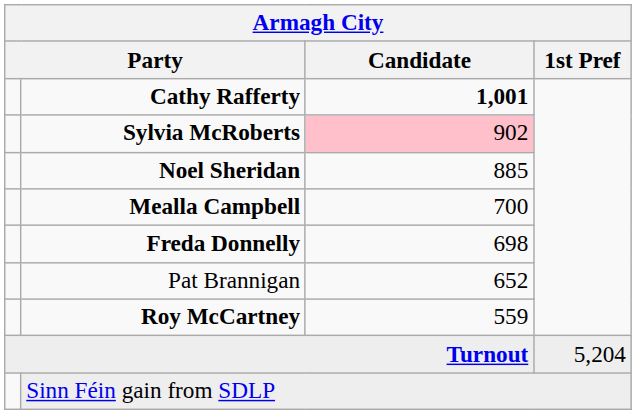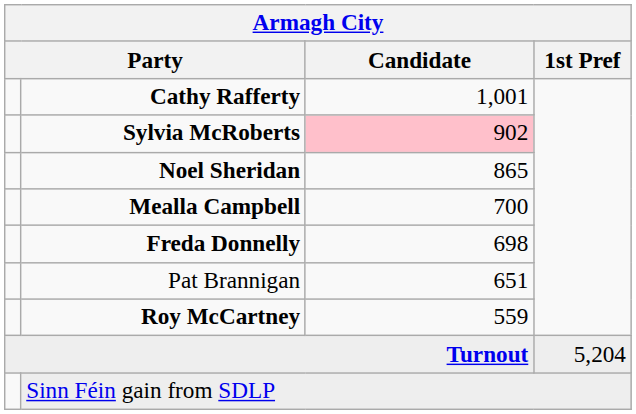(502, 96) bold -> (502, 96) normal
(511, 170) 885 -> (511, 170) 865
(511, 280) 652 -> (511, 280) 651
